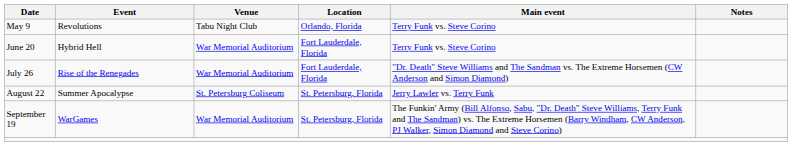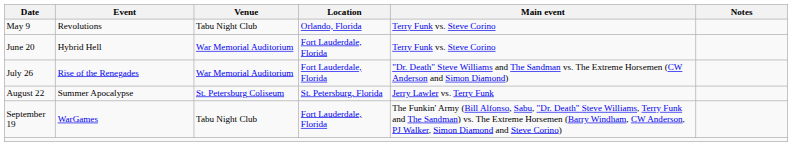(245, 118) War Memorial Auditorium -> (227, 118) Tabu Night Club
(342, 118) St. Petersburg, Florida -> (331, 118) Fort Lauderdale, Florida
